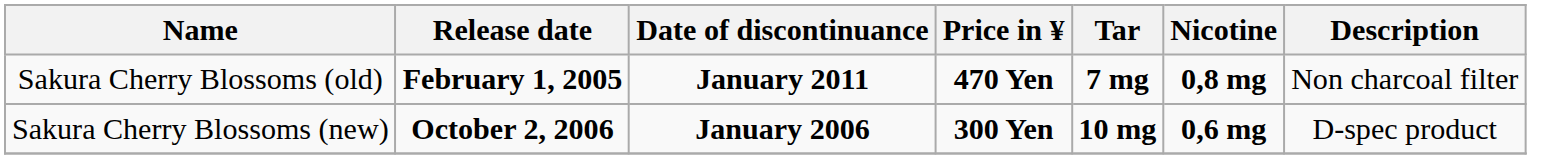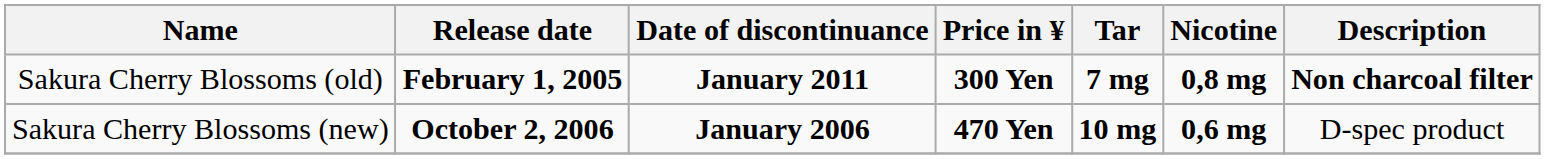(1004, 79) 470 Yen -> (1004, 79) 300 Yen
(1405, 79) normal -> (1412, 79) bold
(1004, 128) 300 Yen -> (1004, 128) 470 Yen
